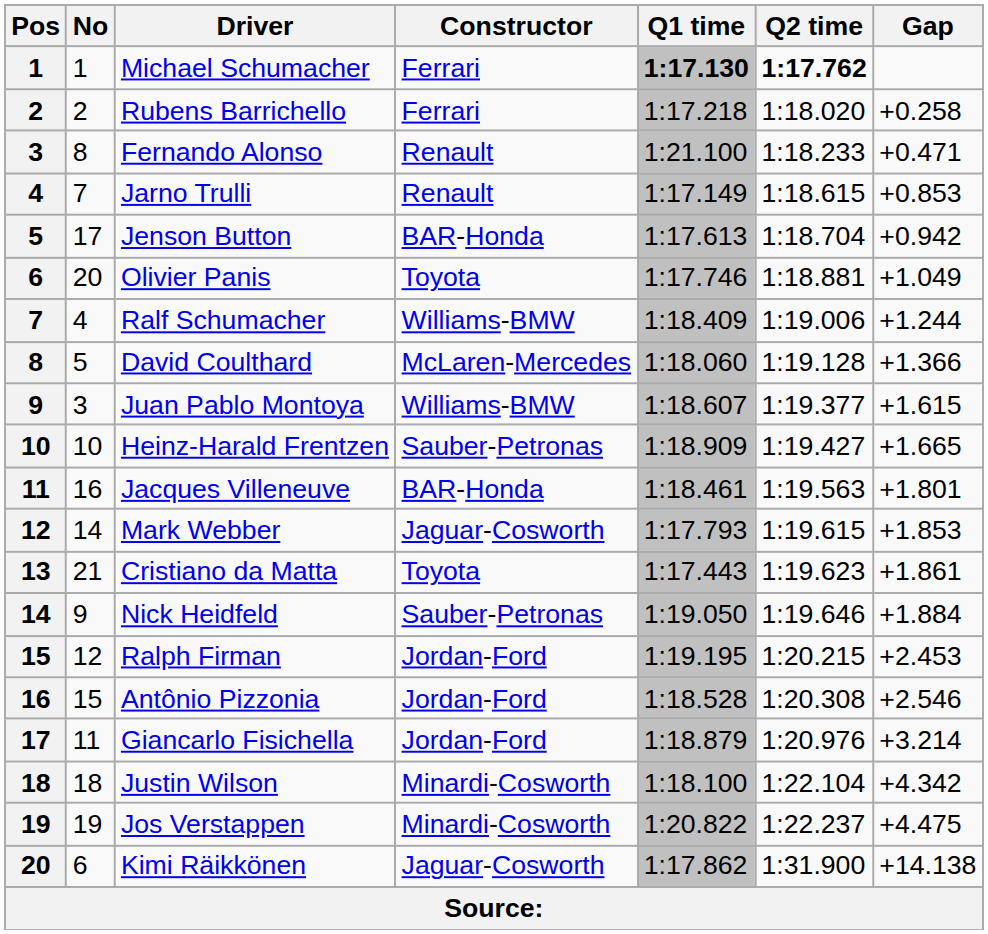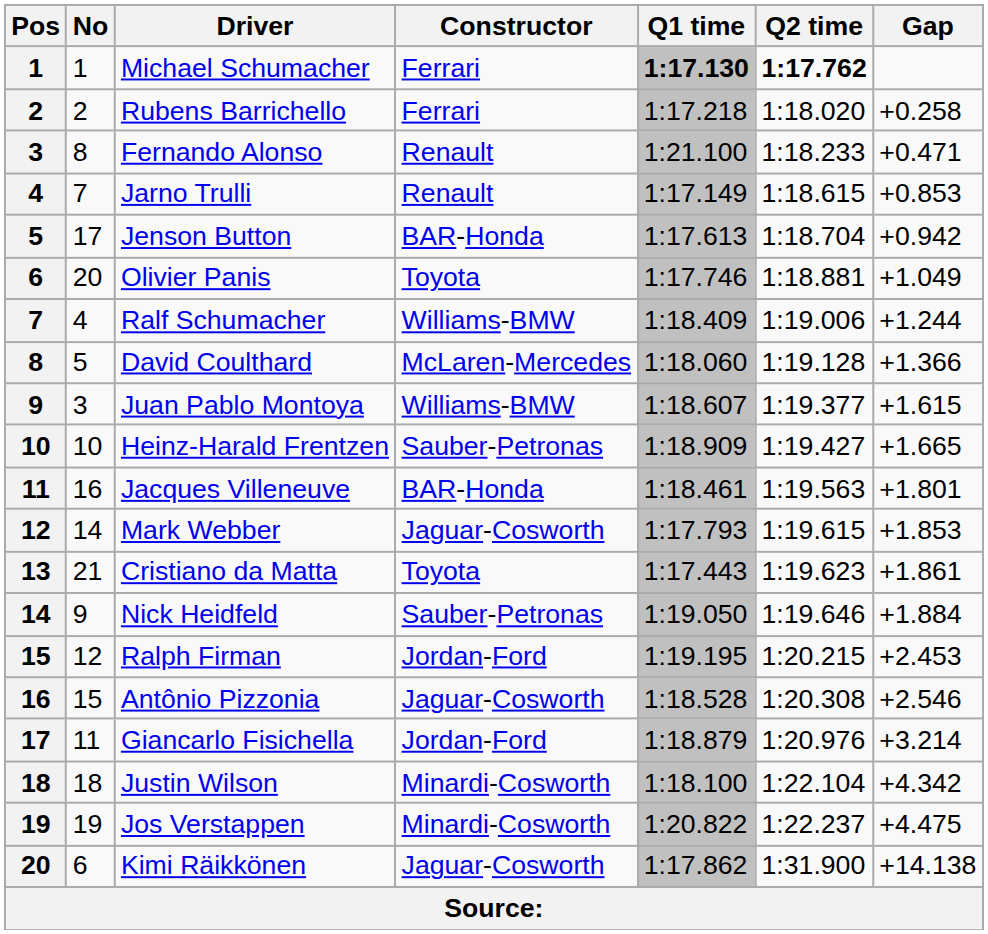(474, 698) Jordan-Ford -> (503, 698) Jaguar-Cosworth
